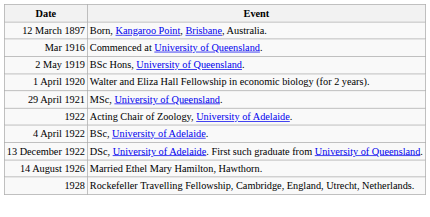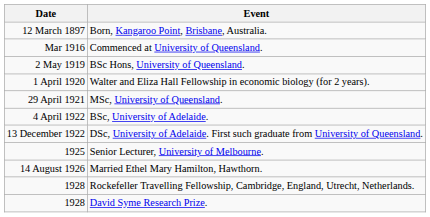- row: (191, 116)
+ row: (177, 151)
+ row: (149, 203)
